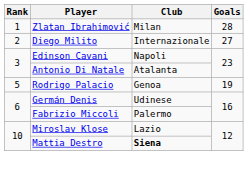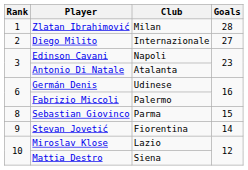- row: (73, 85)
+ row: (81, 114)
+ row: (70, 129)
(147, 143) bold -> (147, 158) normal
